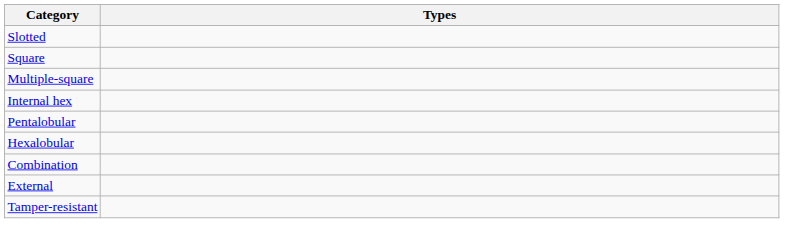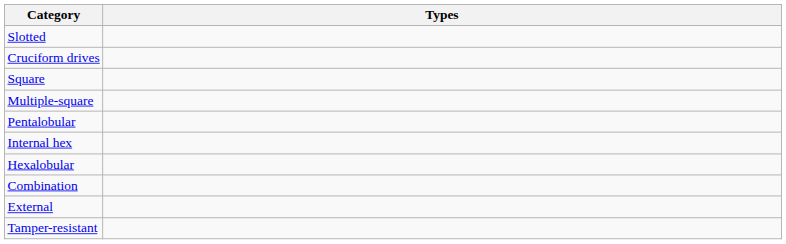+ row: (54, 57)
rows swapped: (40, 100) <-> (41, 121)
